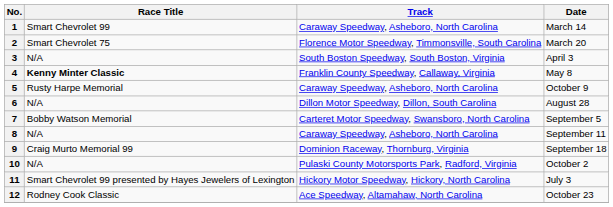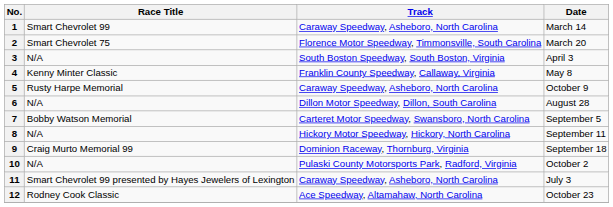(76, 72) bold -> (72, 72) normal
(398, 133) Caraway Speedway, Asheboro, North Carolina -> (405, 133) Hickory Motor Speedway, Hickory, North Carolina
(405, 179) Hickory Motor Speedway, Hickory, North Carolina -> (398, 179) Caraway Speedway, Asheboro, North Carolina
